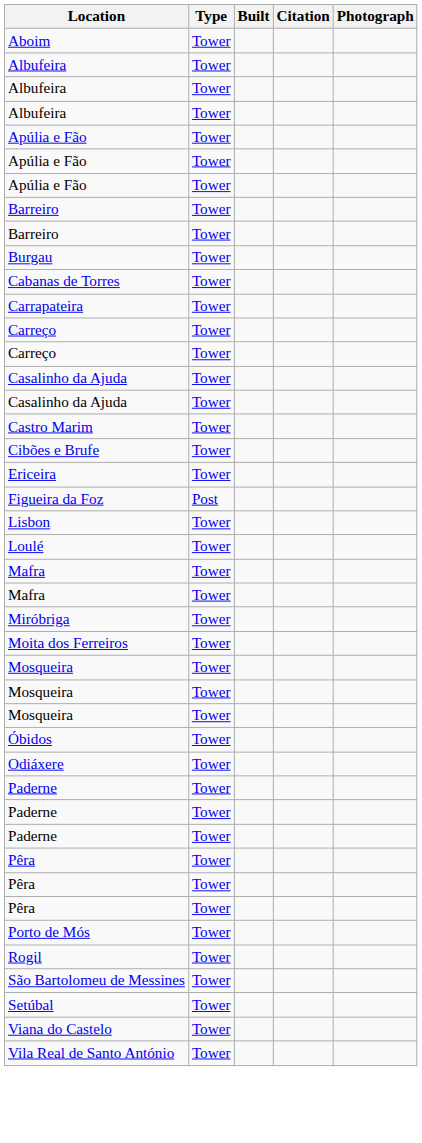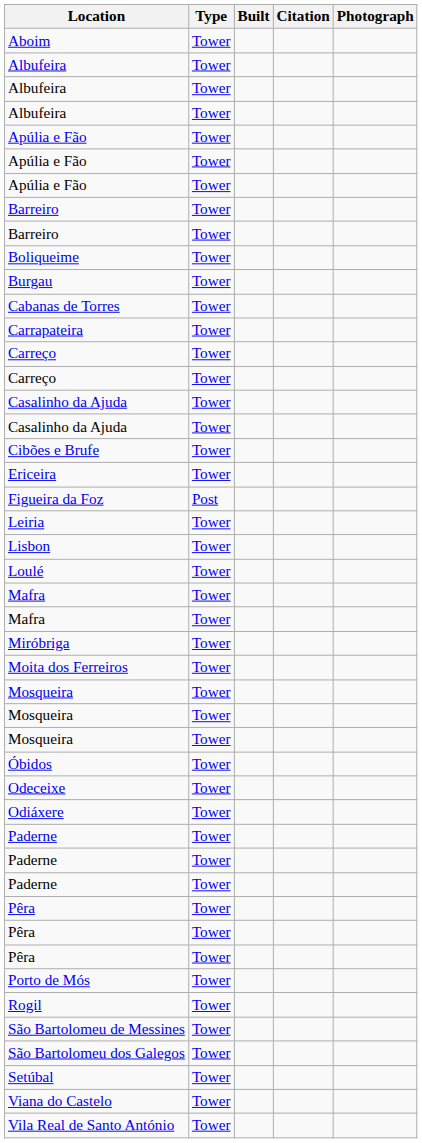+ row: (43, 257)
- row: (50, 426)
+ row: (26, 522)
+ row: (37, 787)
+ row: (96, 1053)
